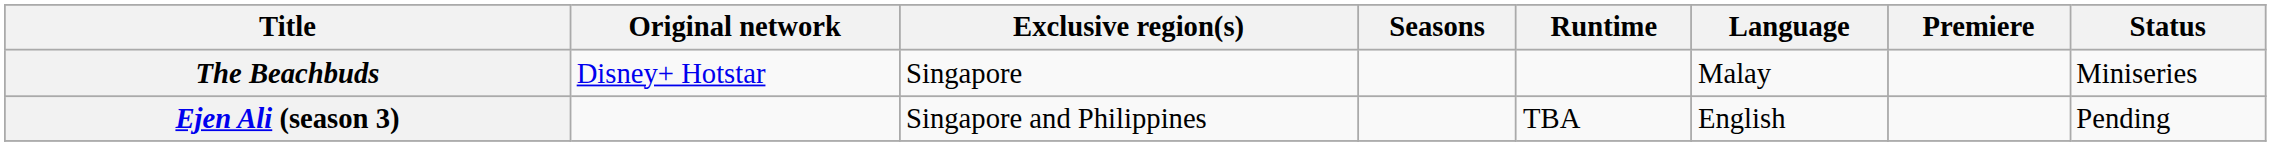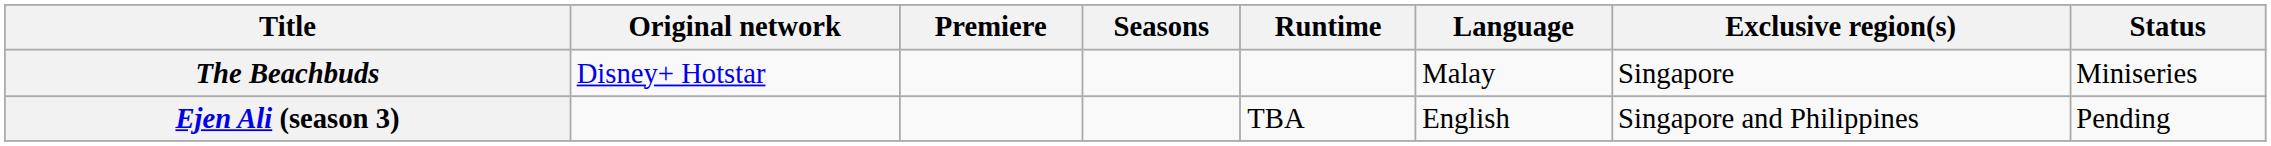columns swapped: (1978, 27) <-> (1129, 27)
